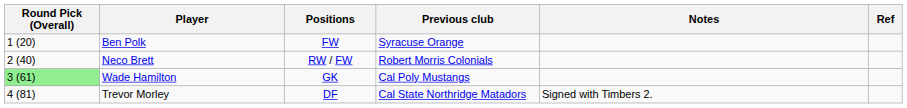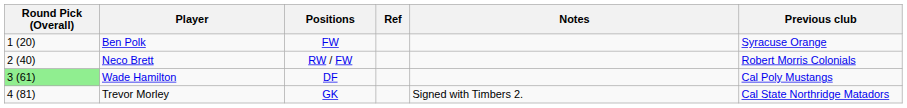columns swapped: (458, 19) <-> (886, 19)
(330, 77) GK -> (330, 77) DF
(330, 95) DF -> (330, 95) GK
